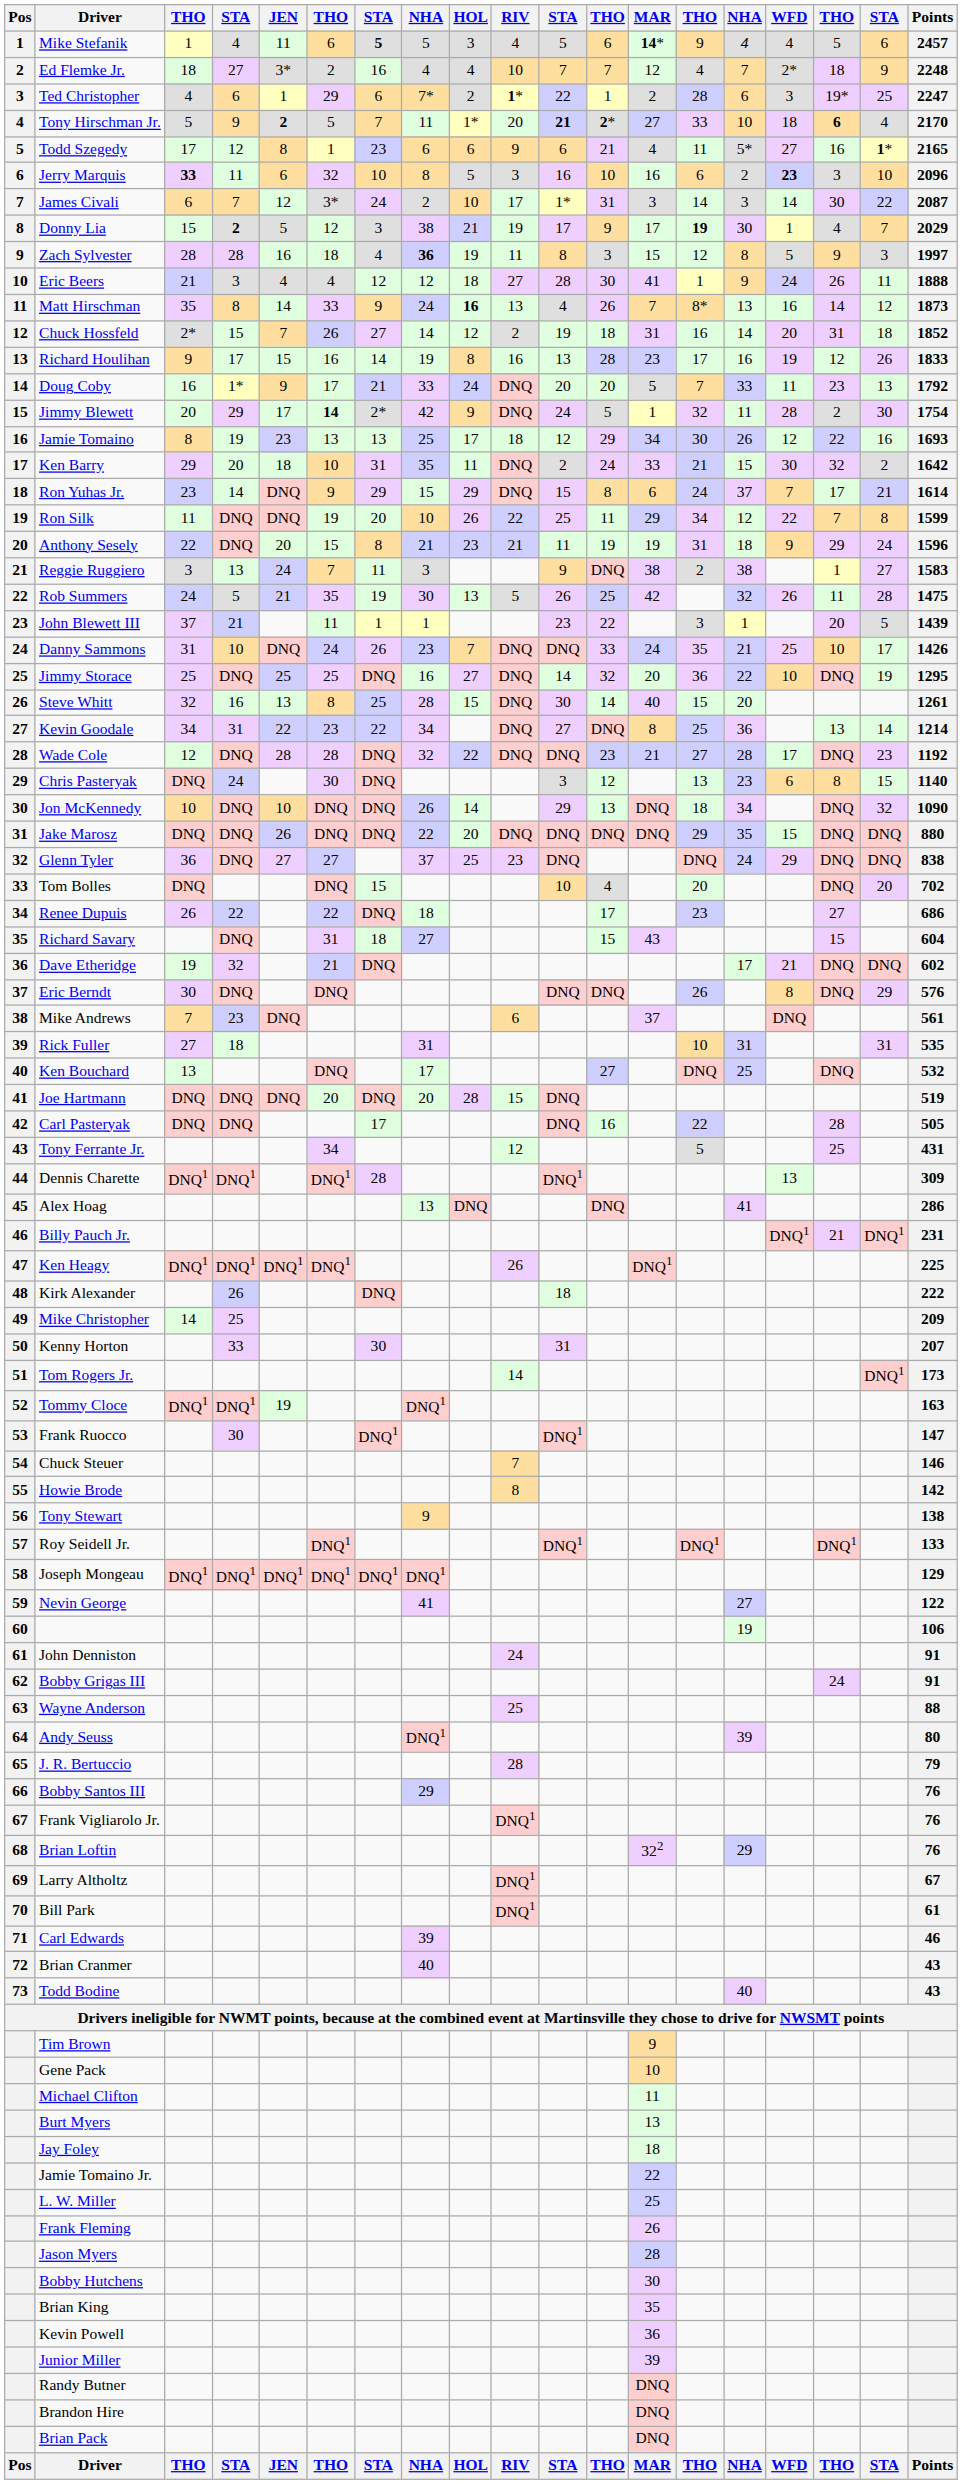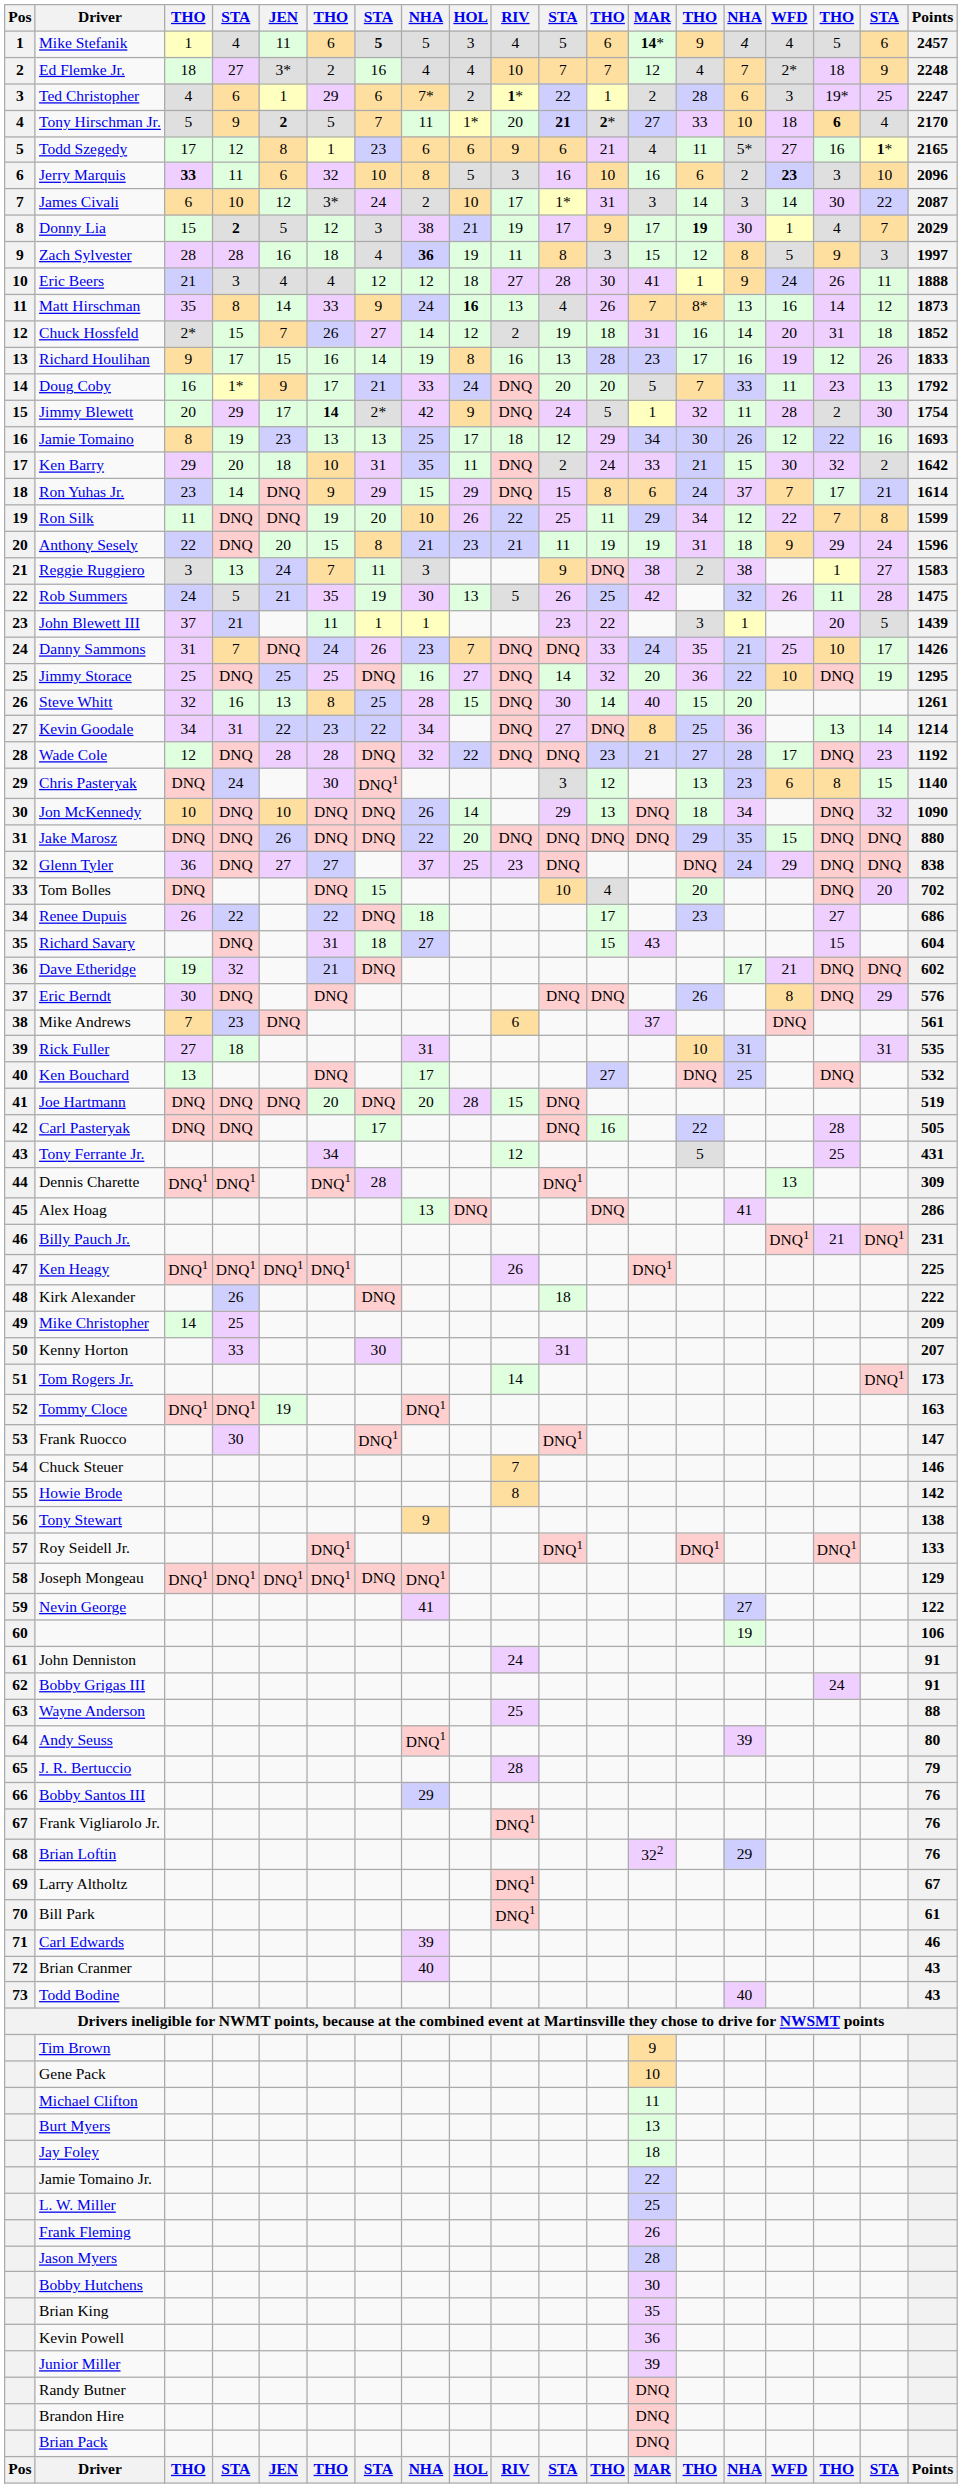(236, 202) 7 -> (236, 202) 10
(236, 650) 10 -> (236, 650) 7
(378, 781) DNQ -> (378, 783) DNQ1
(378, 1575) DNQ1 -> (378, 1578) DNQ
